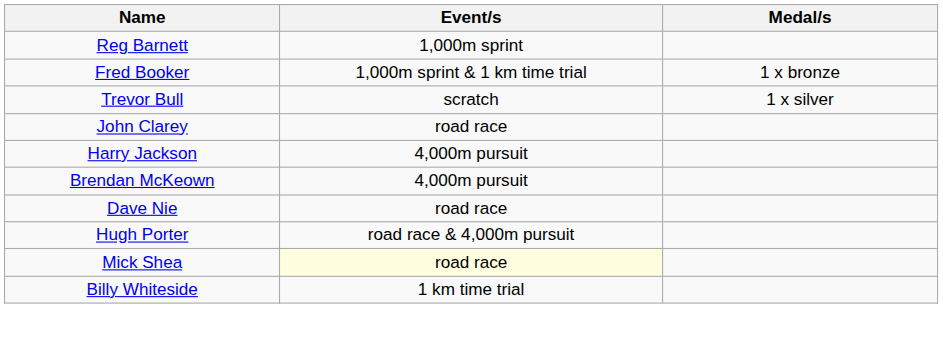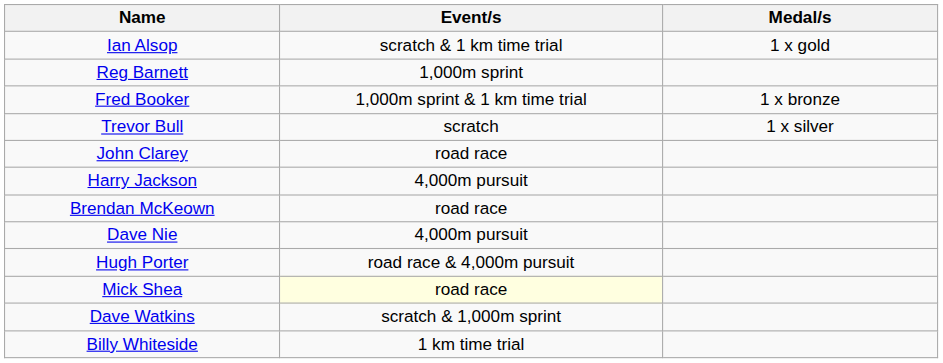+ row: (142, 45)
(471, 180) 4,000m pursuit -> (471, 208) road race
(471, 208) road race -> (471, 235) 4,000m pursuit
+ row: (142, 316)
